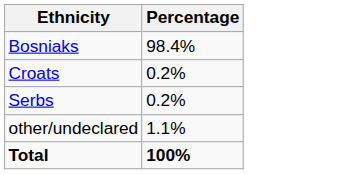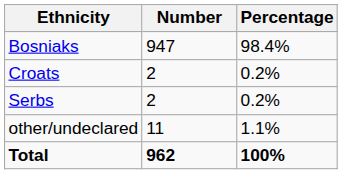+ column: (189, 18)
